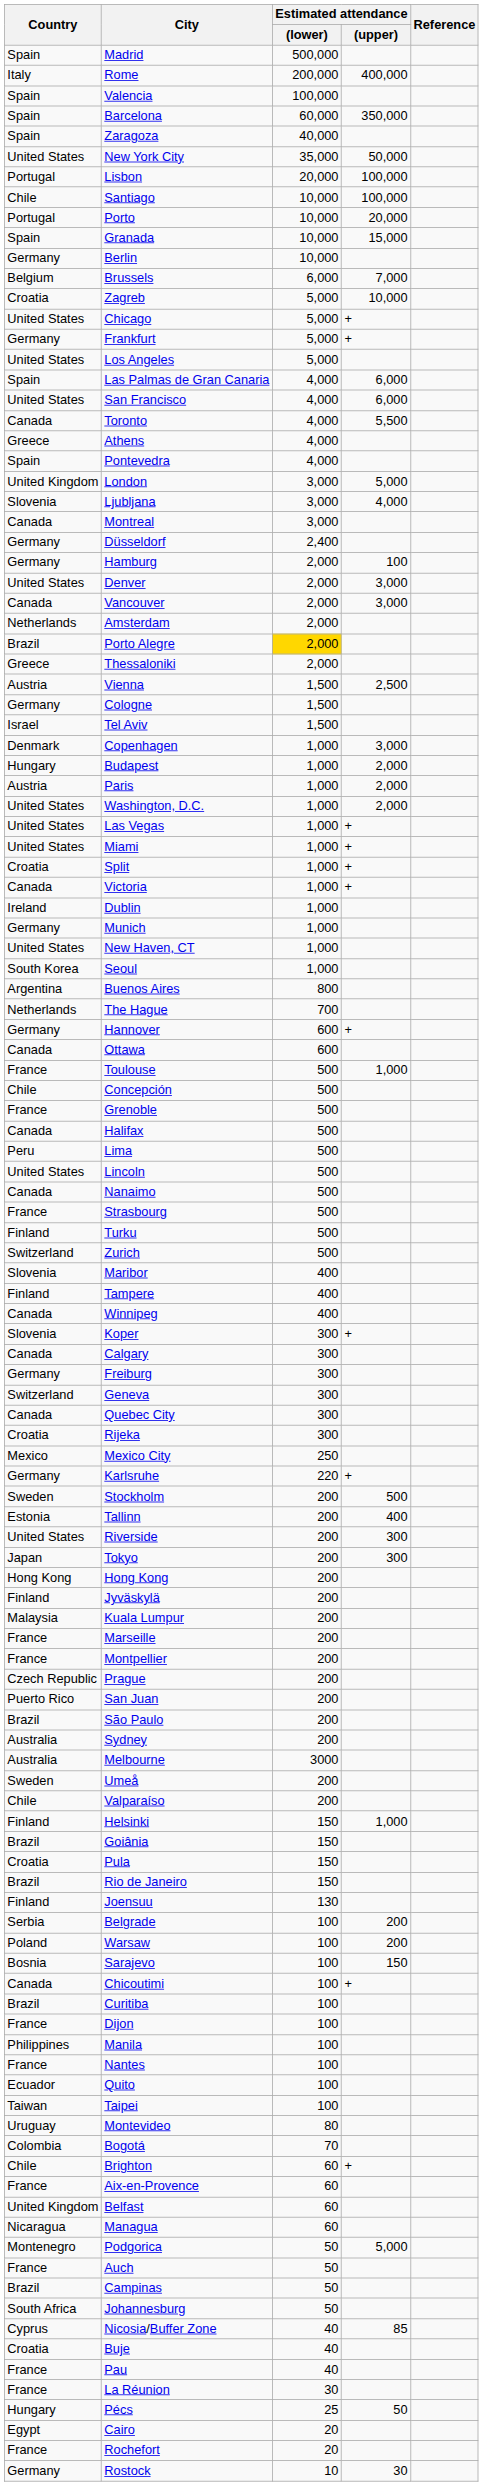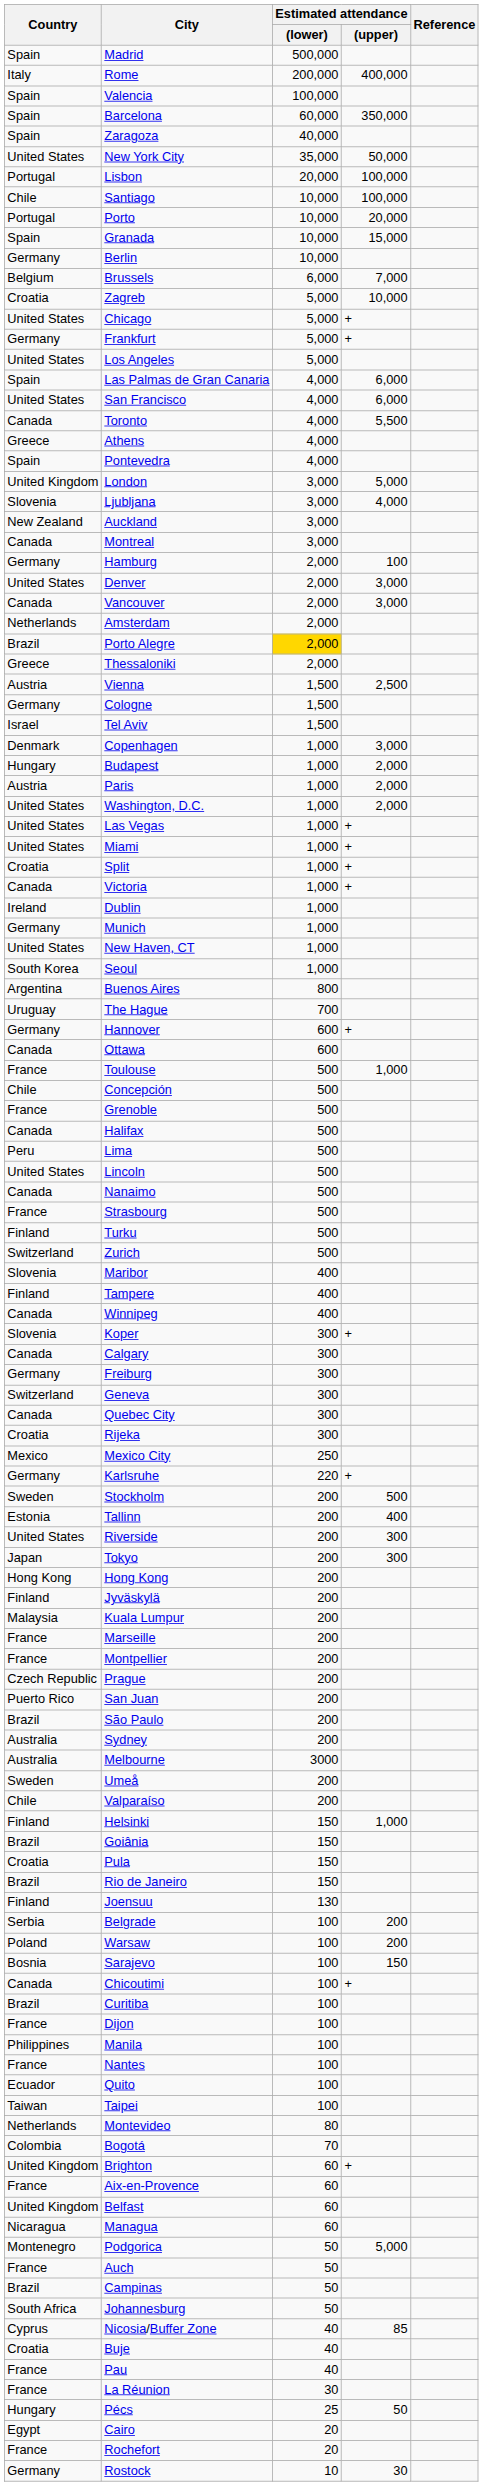+ row: (131, 522)
- row: (135, 542)
(42, 1009) Netherlands -> (32, 1009) Uruguay
(32, 2125) Uruguay -> (42, 2125) Netherlands
(22, 2166) Chile -> (53, 2166) United Kingdom
